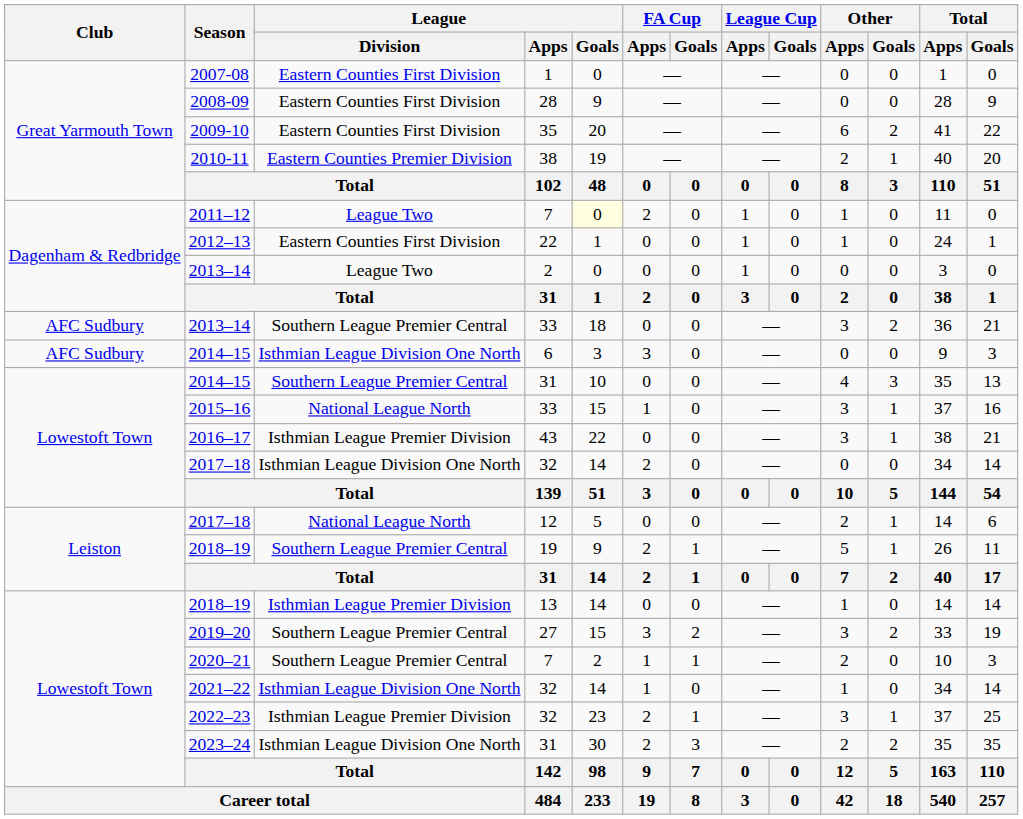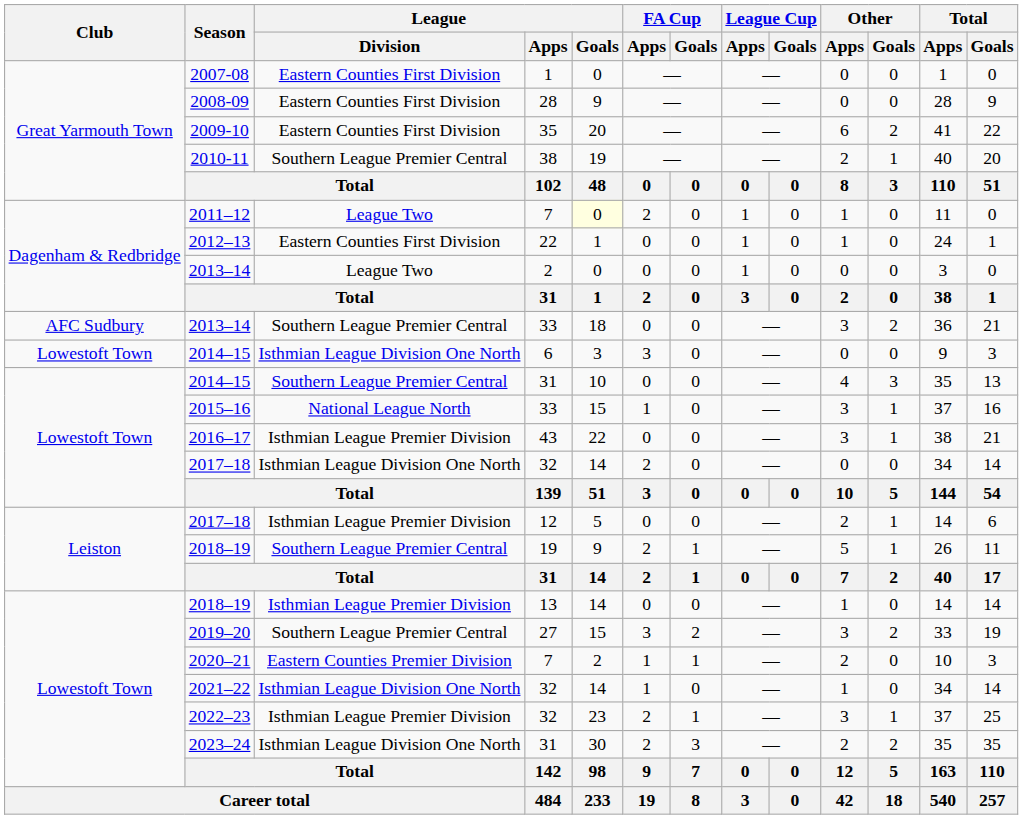(389, 158) Eastern Counties Premier Division -> (389, 158) Southern League Premier Central
(95, 353) AFC Sudbury -> (95, 353) Lowestoft Town
(389, 520) National League North -> (389, 520) Isthmian League Premier Division
(389, 660) Southern League Premier Central -> (389, 660) Eastern Counties Premier Division
